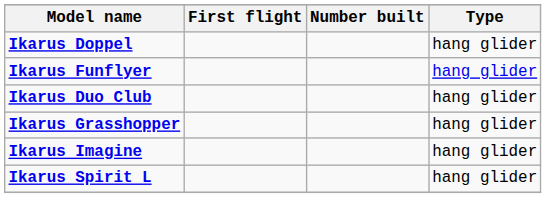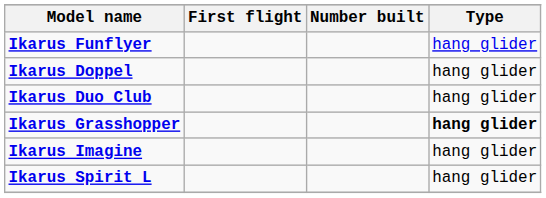rows swapped: (80, 71) <-> (71, 44)
(485, 125) normal -> (485, 125) bold
